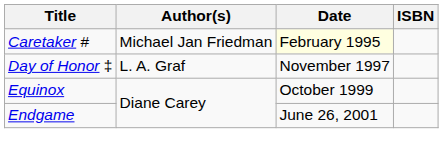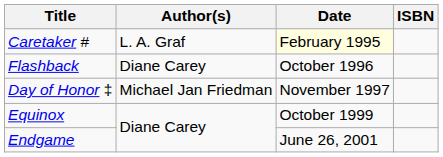(196, 41) Michael Jan Friedman -> (152, 41) L. A. Graf
+ row: (43, 66)
(152, 66) L. A. Graf -> (196, 90) Michael Jan Friedman
